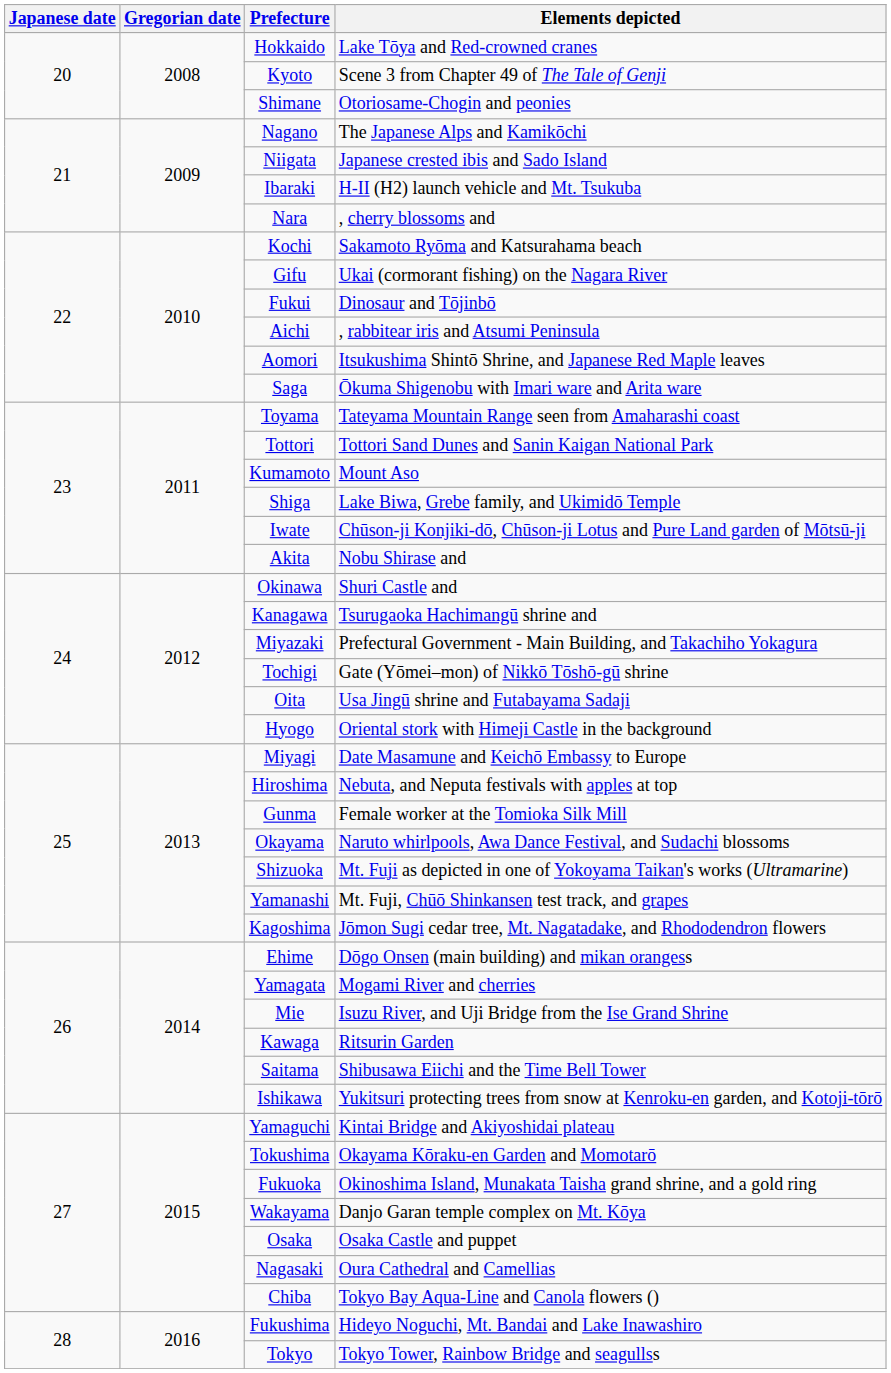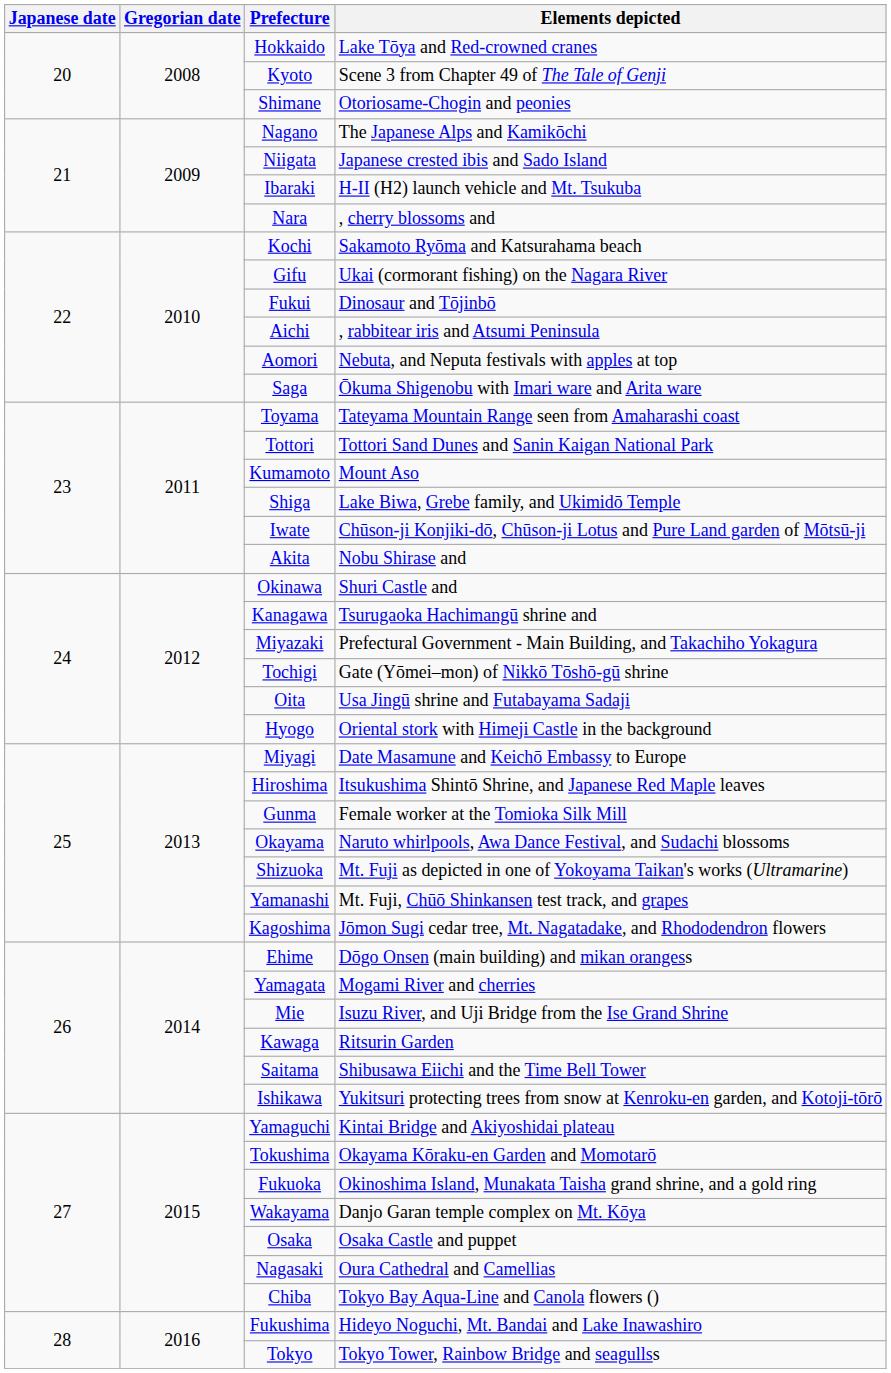(552, 359) Itsukushima Shintō Shrine, and Japanese Red Maple leaves -> (508, 359) Nebuta, and Neputa festivals with apples at top
(508, 786) Nebuta, and Neputa festivals with apples at top -> (552, 786) Itsukushima Shintō Shrine, and Japanese Red Maple leaves
